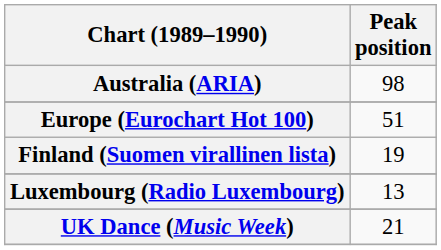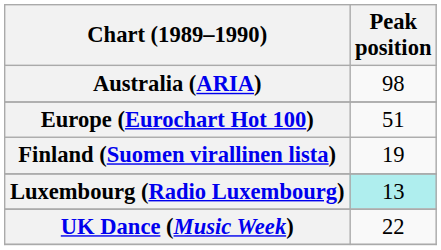(393, 190) no background -> (393, 190) paleturquoise background
(393, 226) 21 -> (393, 226) 22
